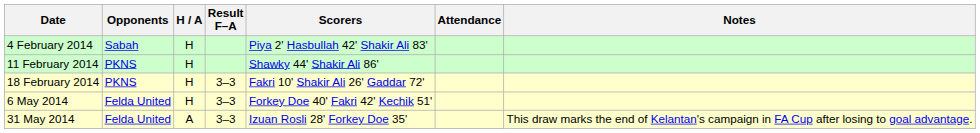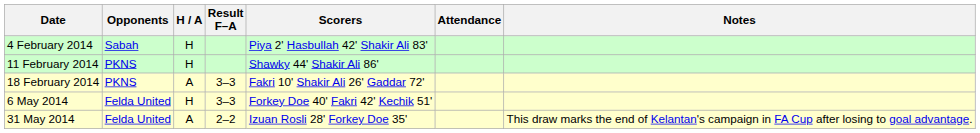(189, 82) H -> (189, 82) A
(226, 119) 3–3 -> (226, 119) 2–2
